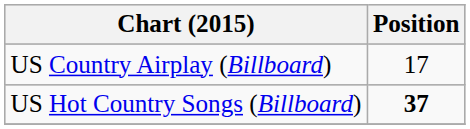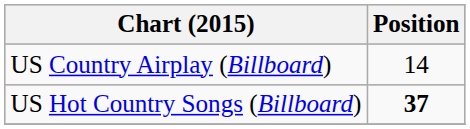(416, 64) 17 -> (416, 64) 14
